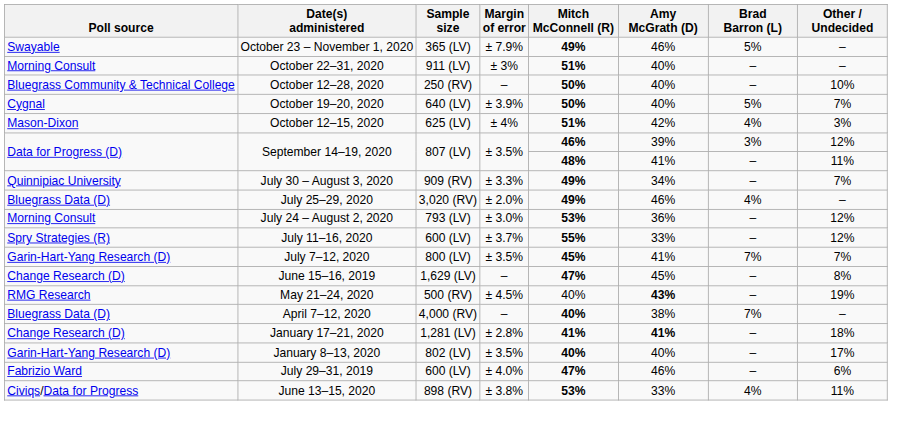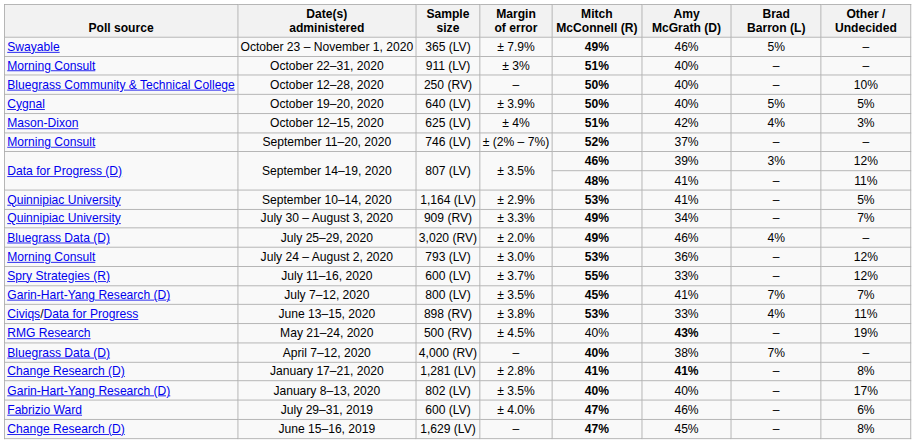(842, 104) 7% -> (866, 104) 5%
+ row: (327, 142)
+ row: (327, 200)
rows swapped: (327, 391) <-> (327, 276)
(842, 334) 18% -> (866, 372) 8%
